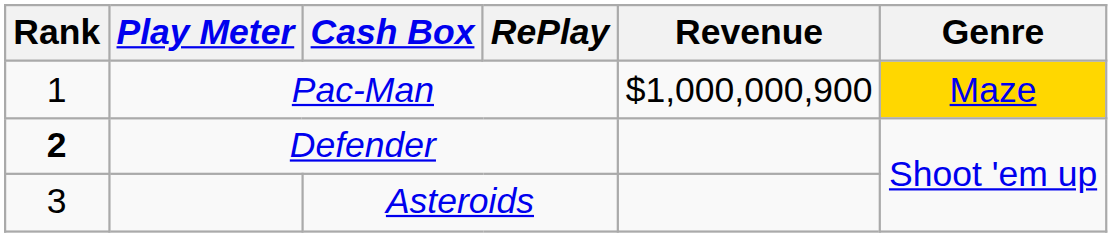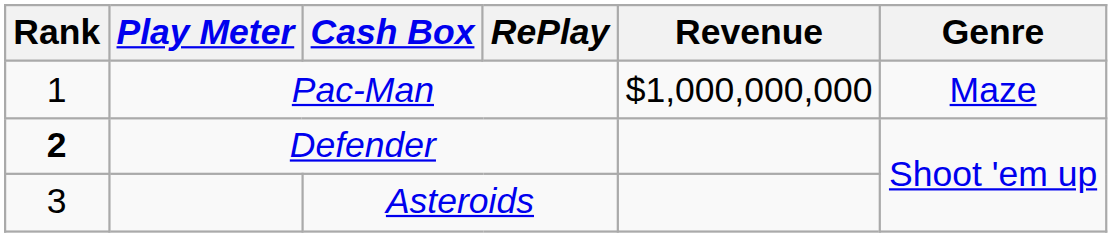(749, 88) $1,000,000,900 -> (749, 88) $1,000,000,000
(993, 88) gold background -> (993, 88) no background
